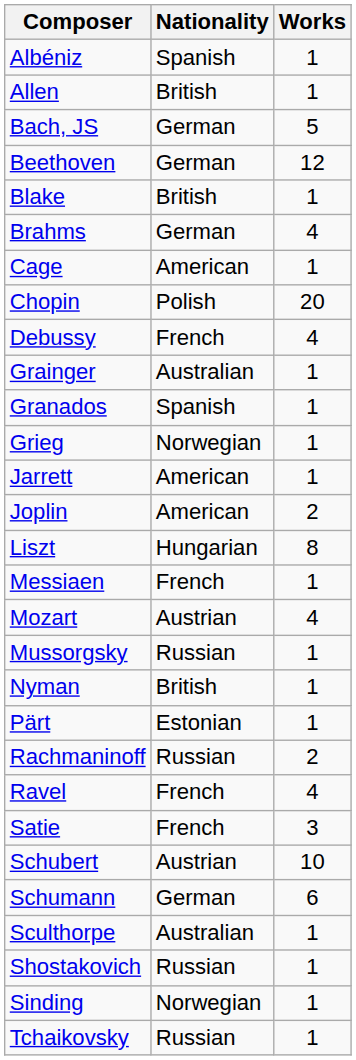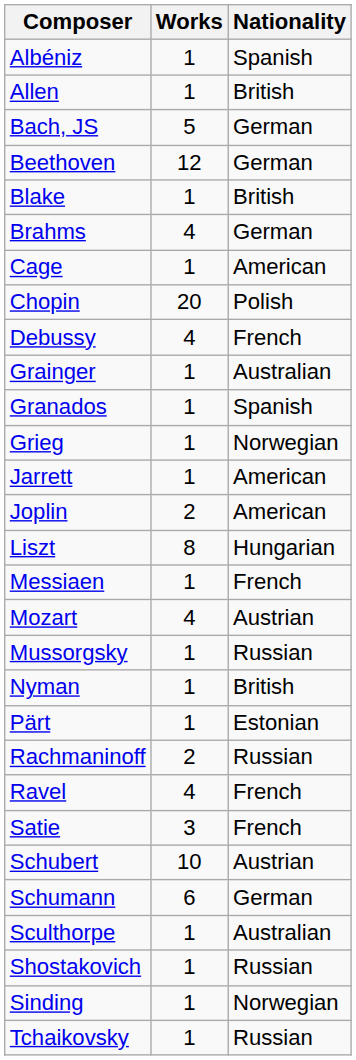columns swapped: (212, 22) <-> (312, 22)
